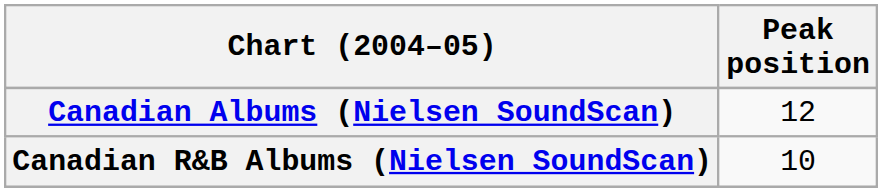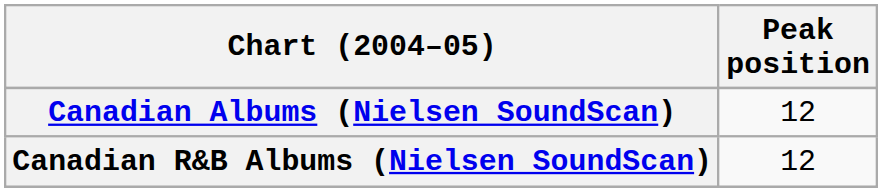(798, 161) 10 -> (798, 161) 12
